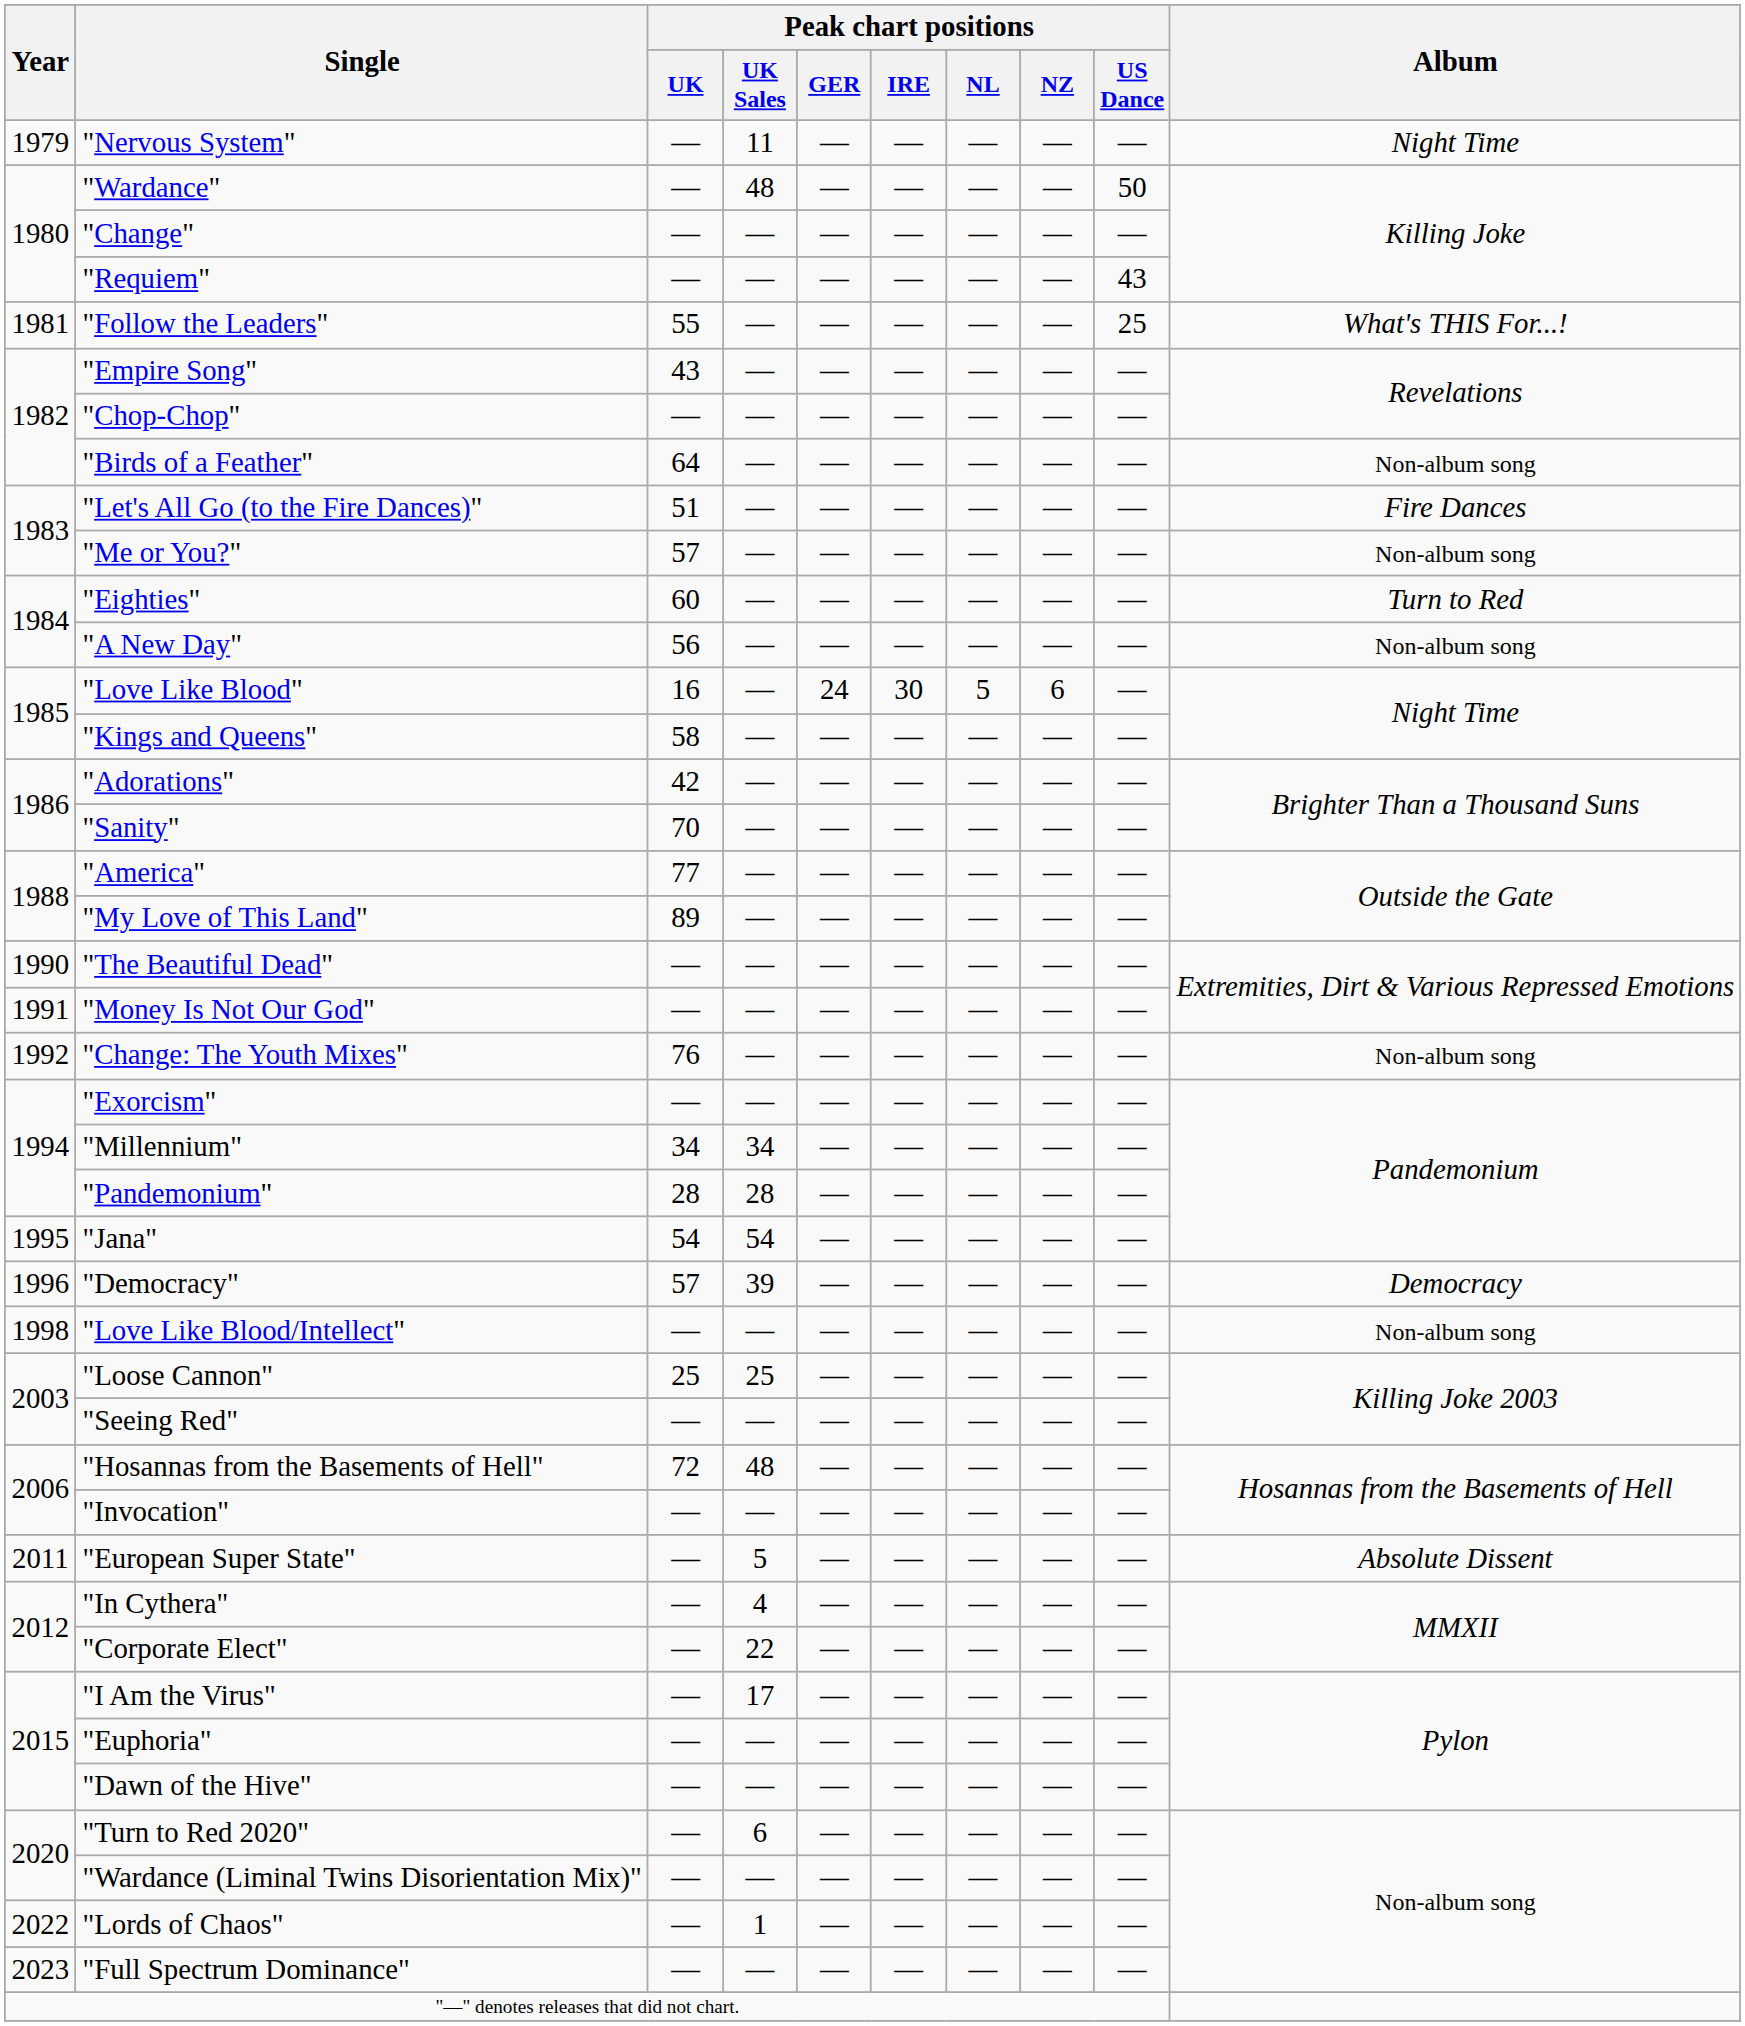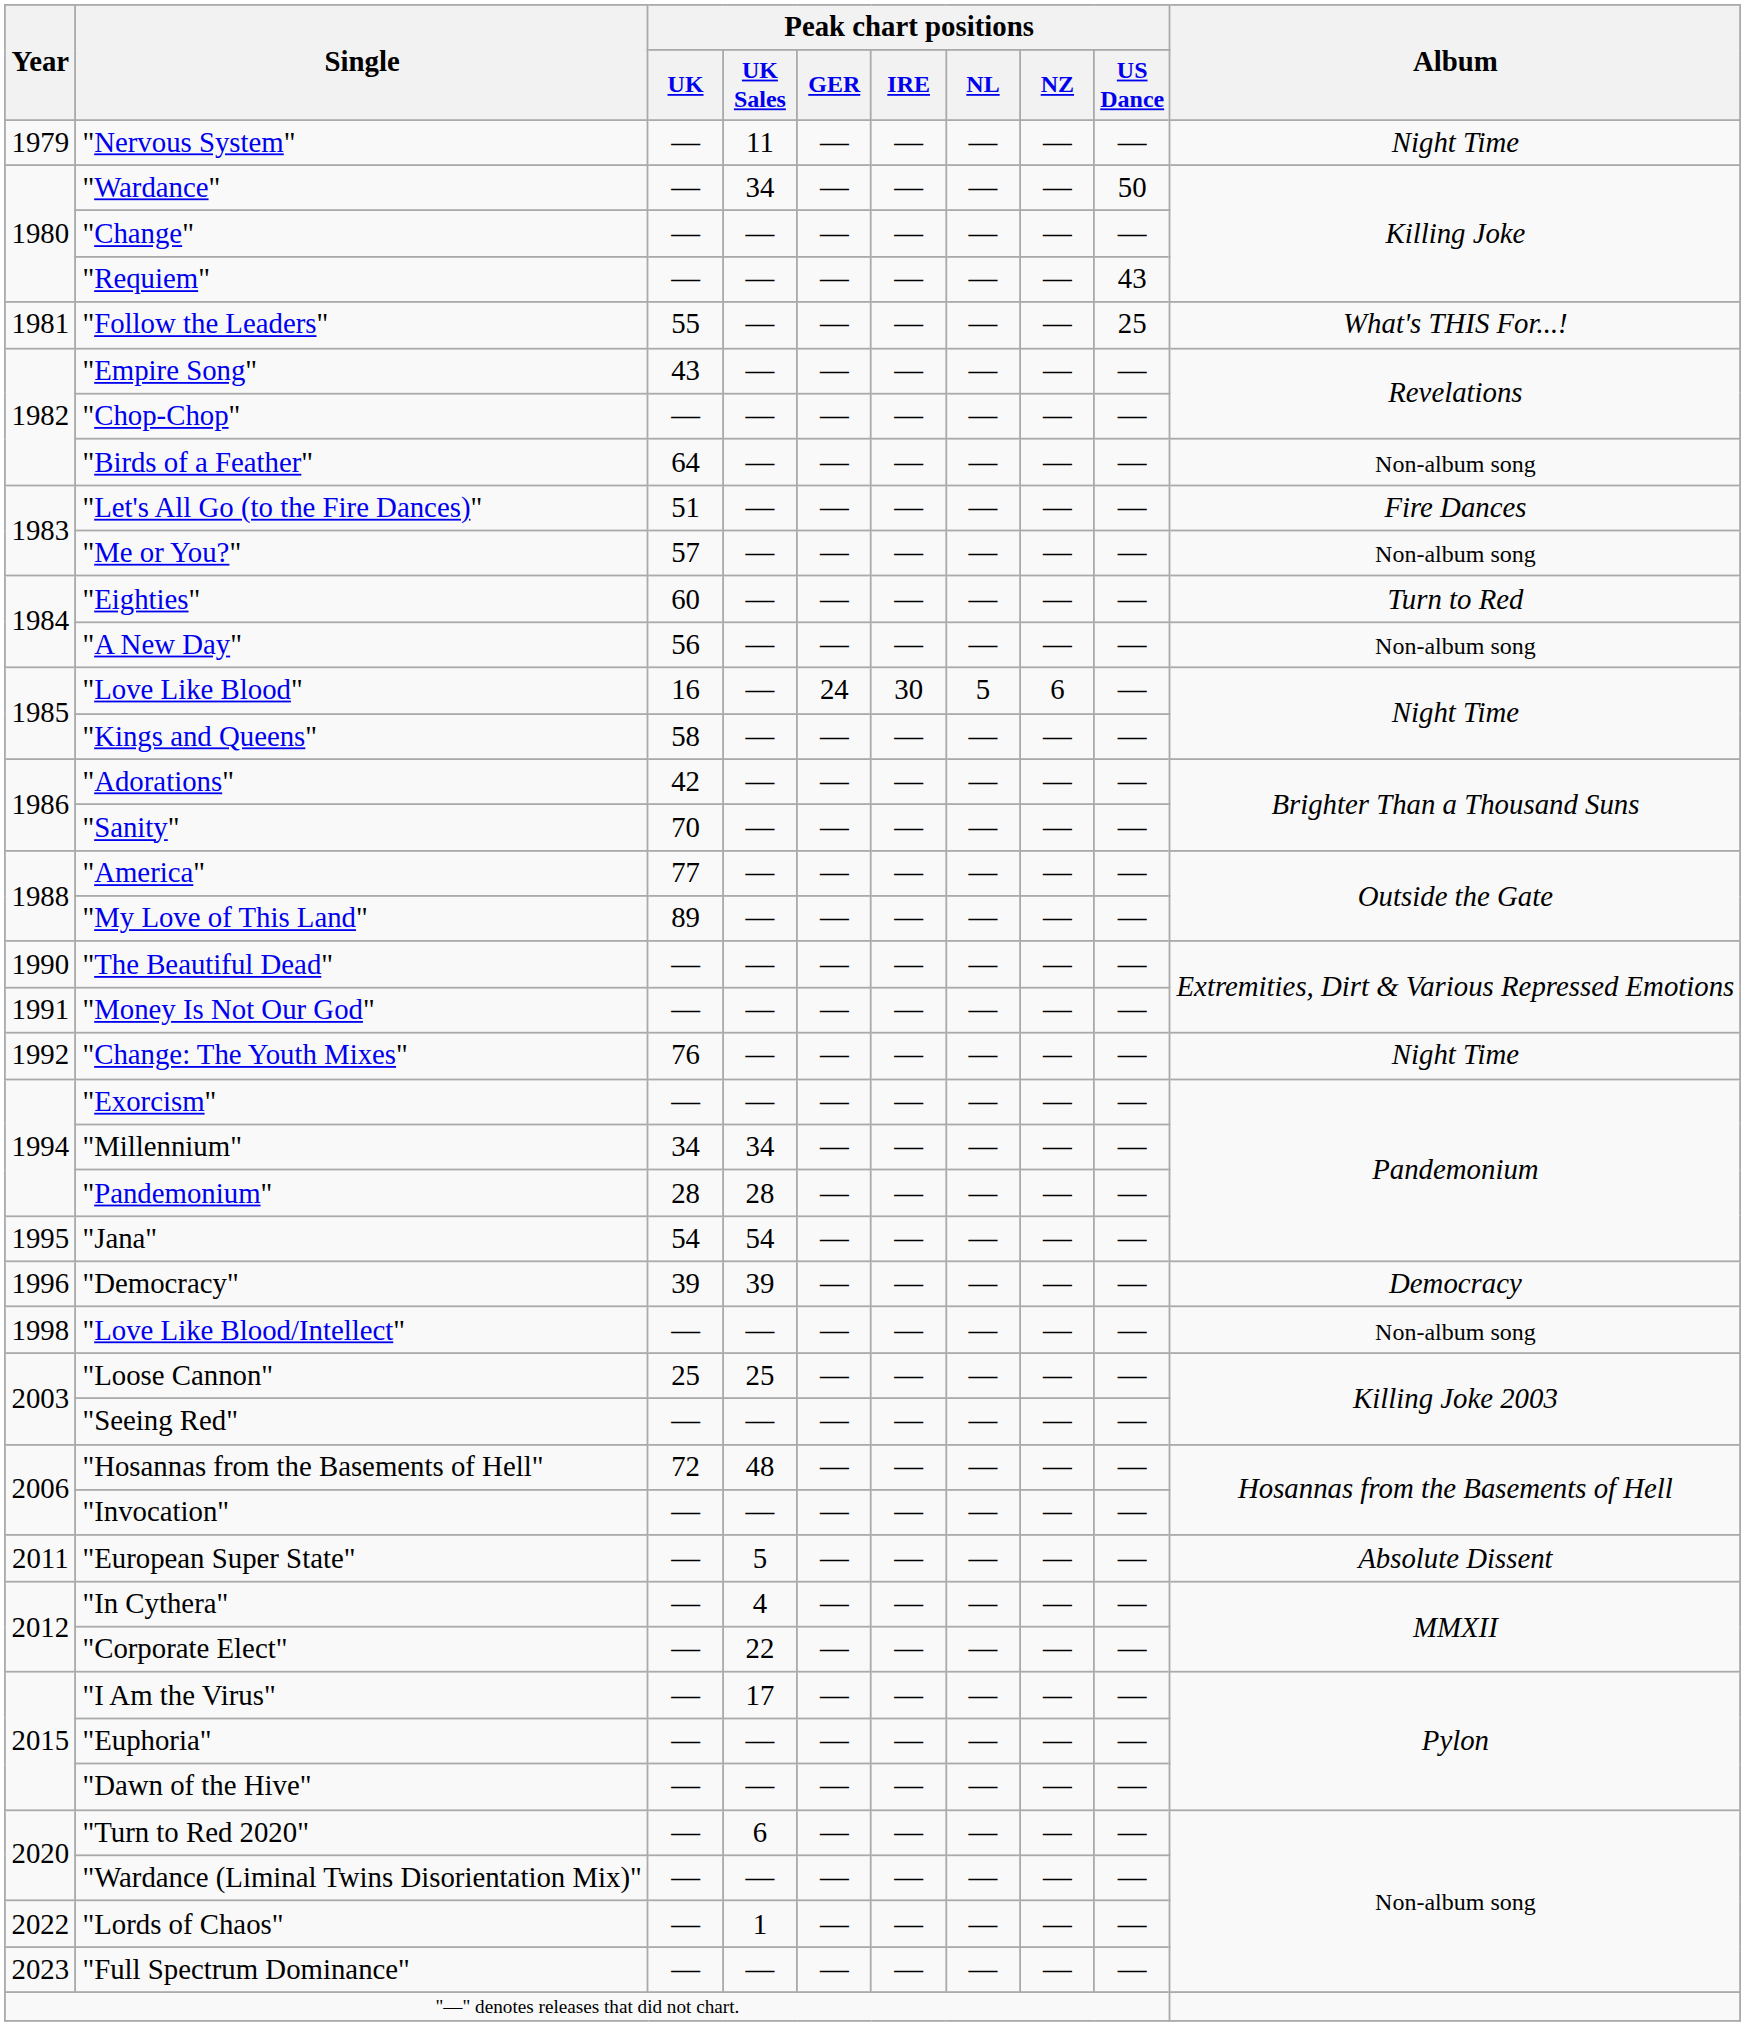(760, 187) 48 -> (760, 187) 34
(1455, 1057) Non-album song -> (1455, 1055) Night Time
(686, 1283) 57 -> (686, 1283) 39
